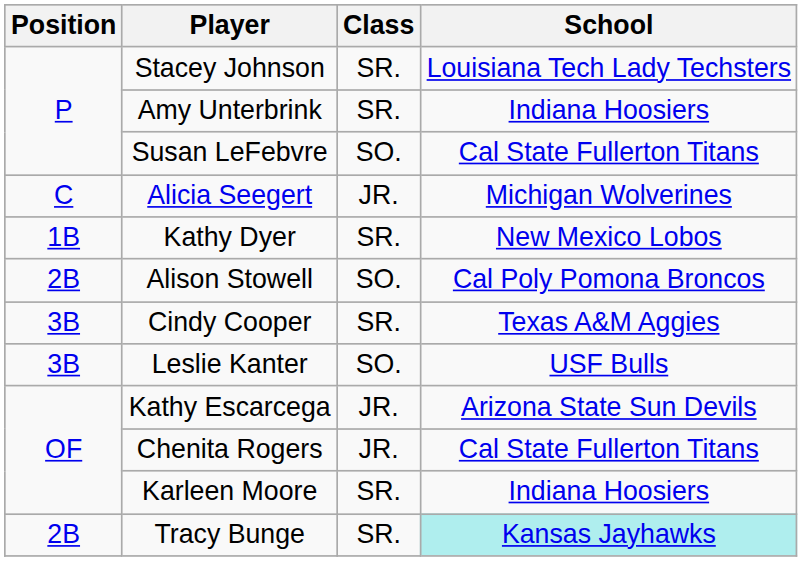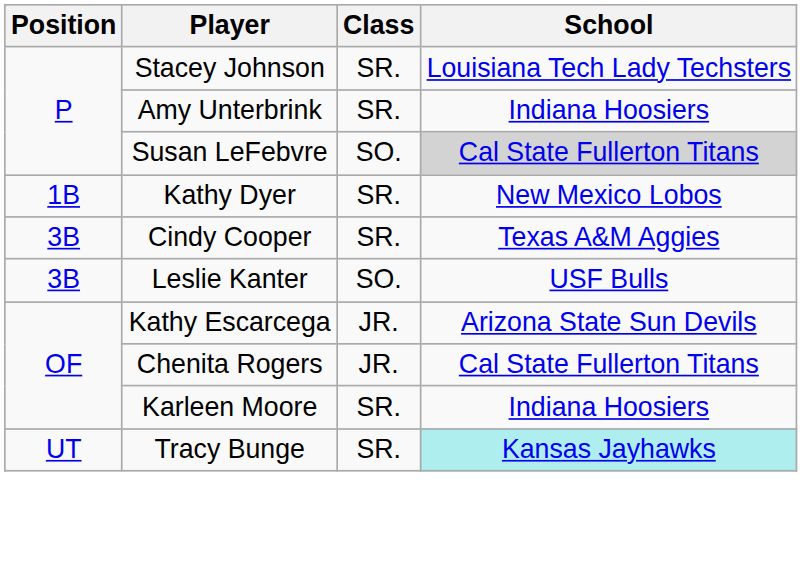(609, 152) no background -> (609, 152) lightgrey background
- row: (230, 195)
- row: (230, 279)
(64, 534) 2B -> (64, 449) UT
